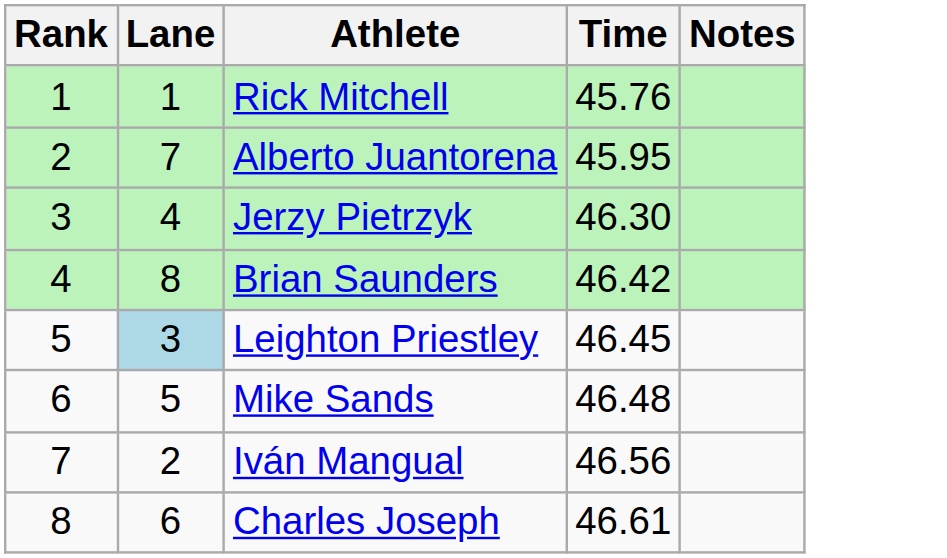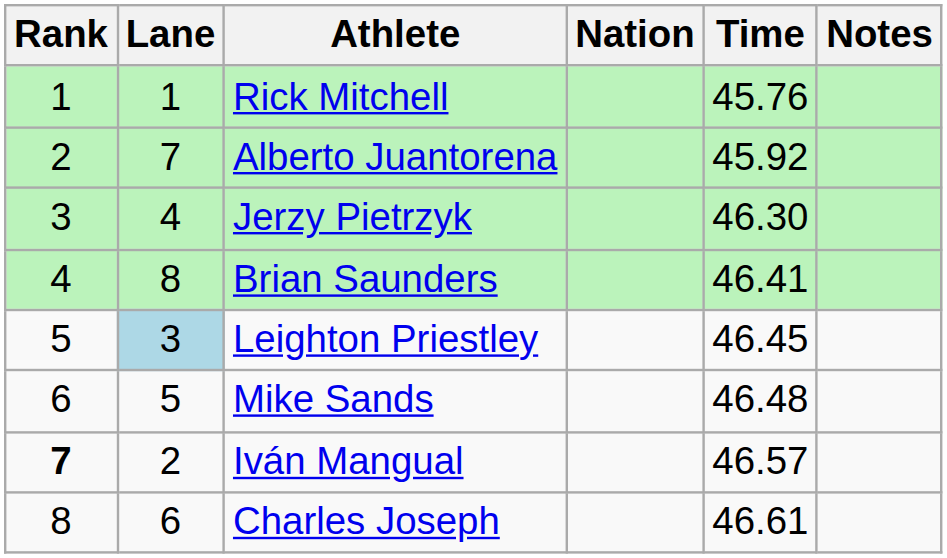+ column: (635, 34)
(623, 156) 45.95 -> (760, 156) 45.92
(623, 278) 46.42 -> (760, 278) 46.41
(61, 461) normal -> (61, 461) bold
(623, 461) 46.56 -> (760, 461) 46.57
